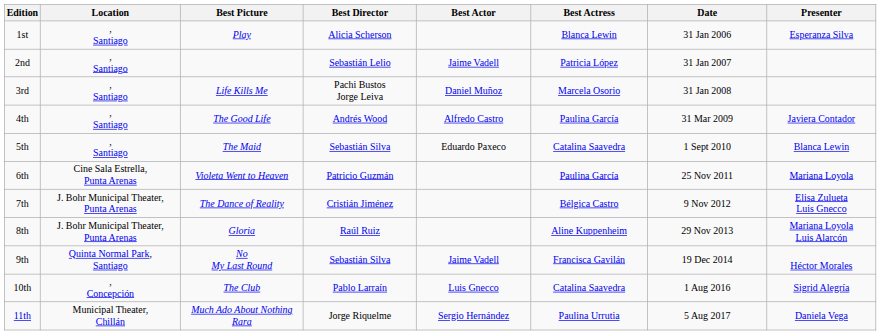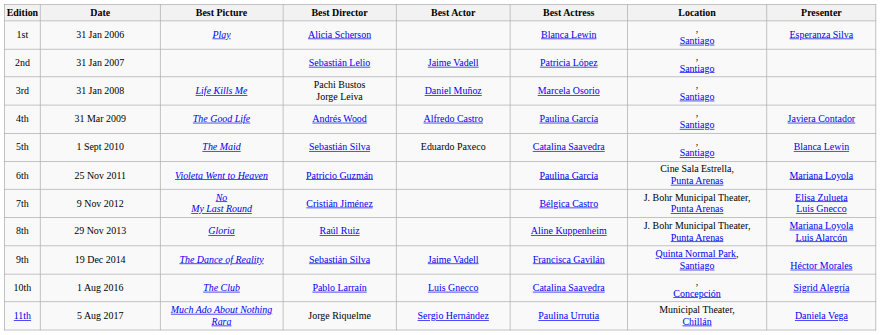columns swapped: (707, 12) <-> (110, 12)
(242, 203) The Dance of Reality -> (222, 203) No My Last Round
(242, 259) No My Last Round -> (222, 259) The Dance of Reality
